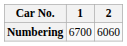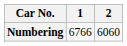(80, 31) 6700 -> (80, 31) 6766
